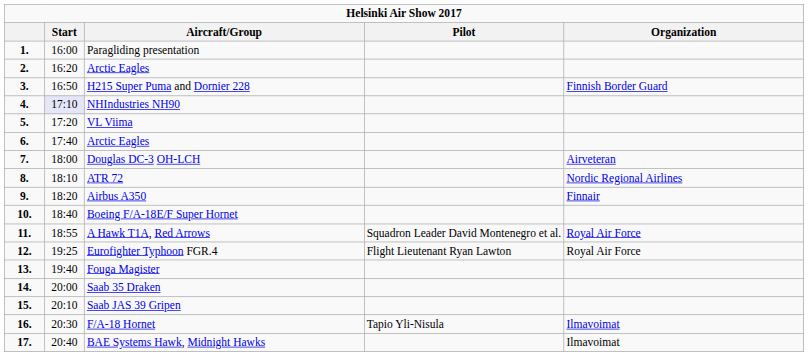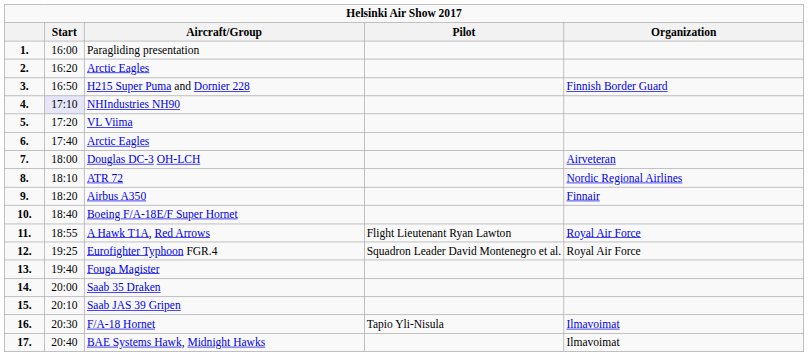(464, 232) Squadron Leader David Montenegro et al. -> (439, 232) Flight Lieutenant Ryan Lawton
(439, 251) Flight Lieutenant Ryan Lawton -> (464, 251) Squadron Leader David Montenegro et al.
